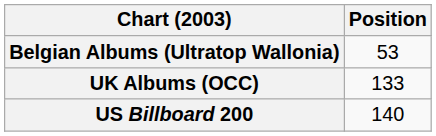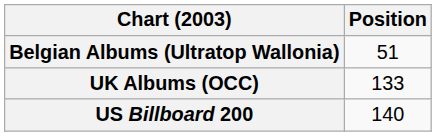(388, 51) 53 -> (388, 51) 51
